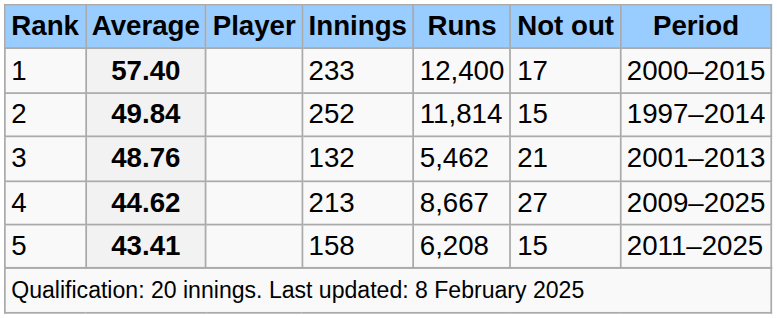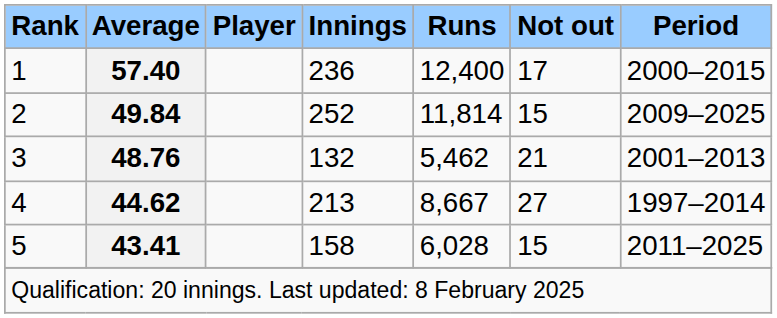(332, 70) 233 -> (332, 70) 236
(696, 114) 1997–2014 -> (696, 114) 2009–2025
(696, 202) 2009–2025 -> (696, 202) 1997–2014
(454, 245) 6,208 -> (454, 245) 6,028
